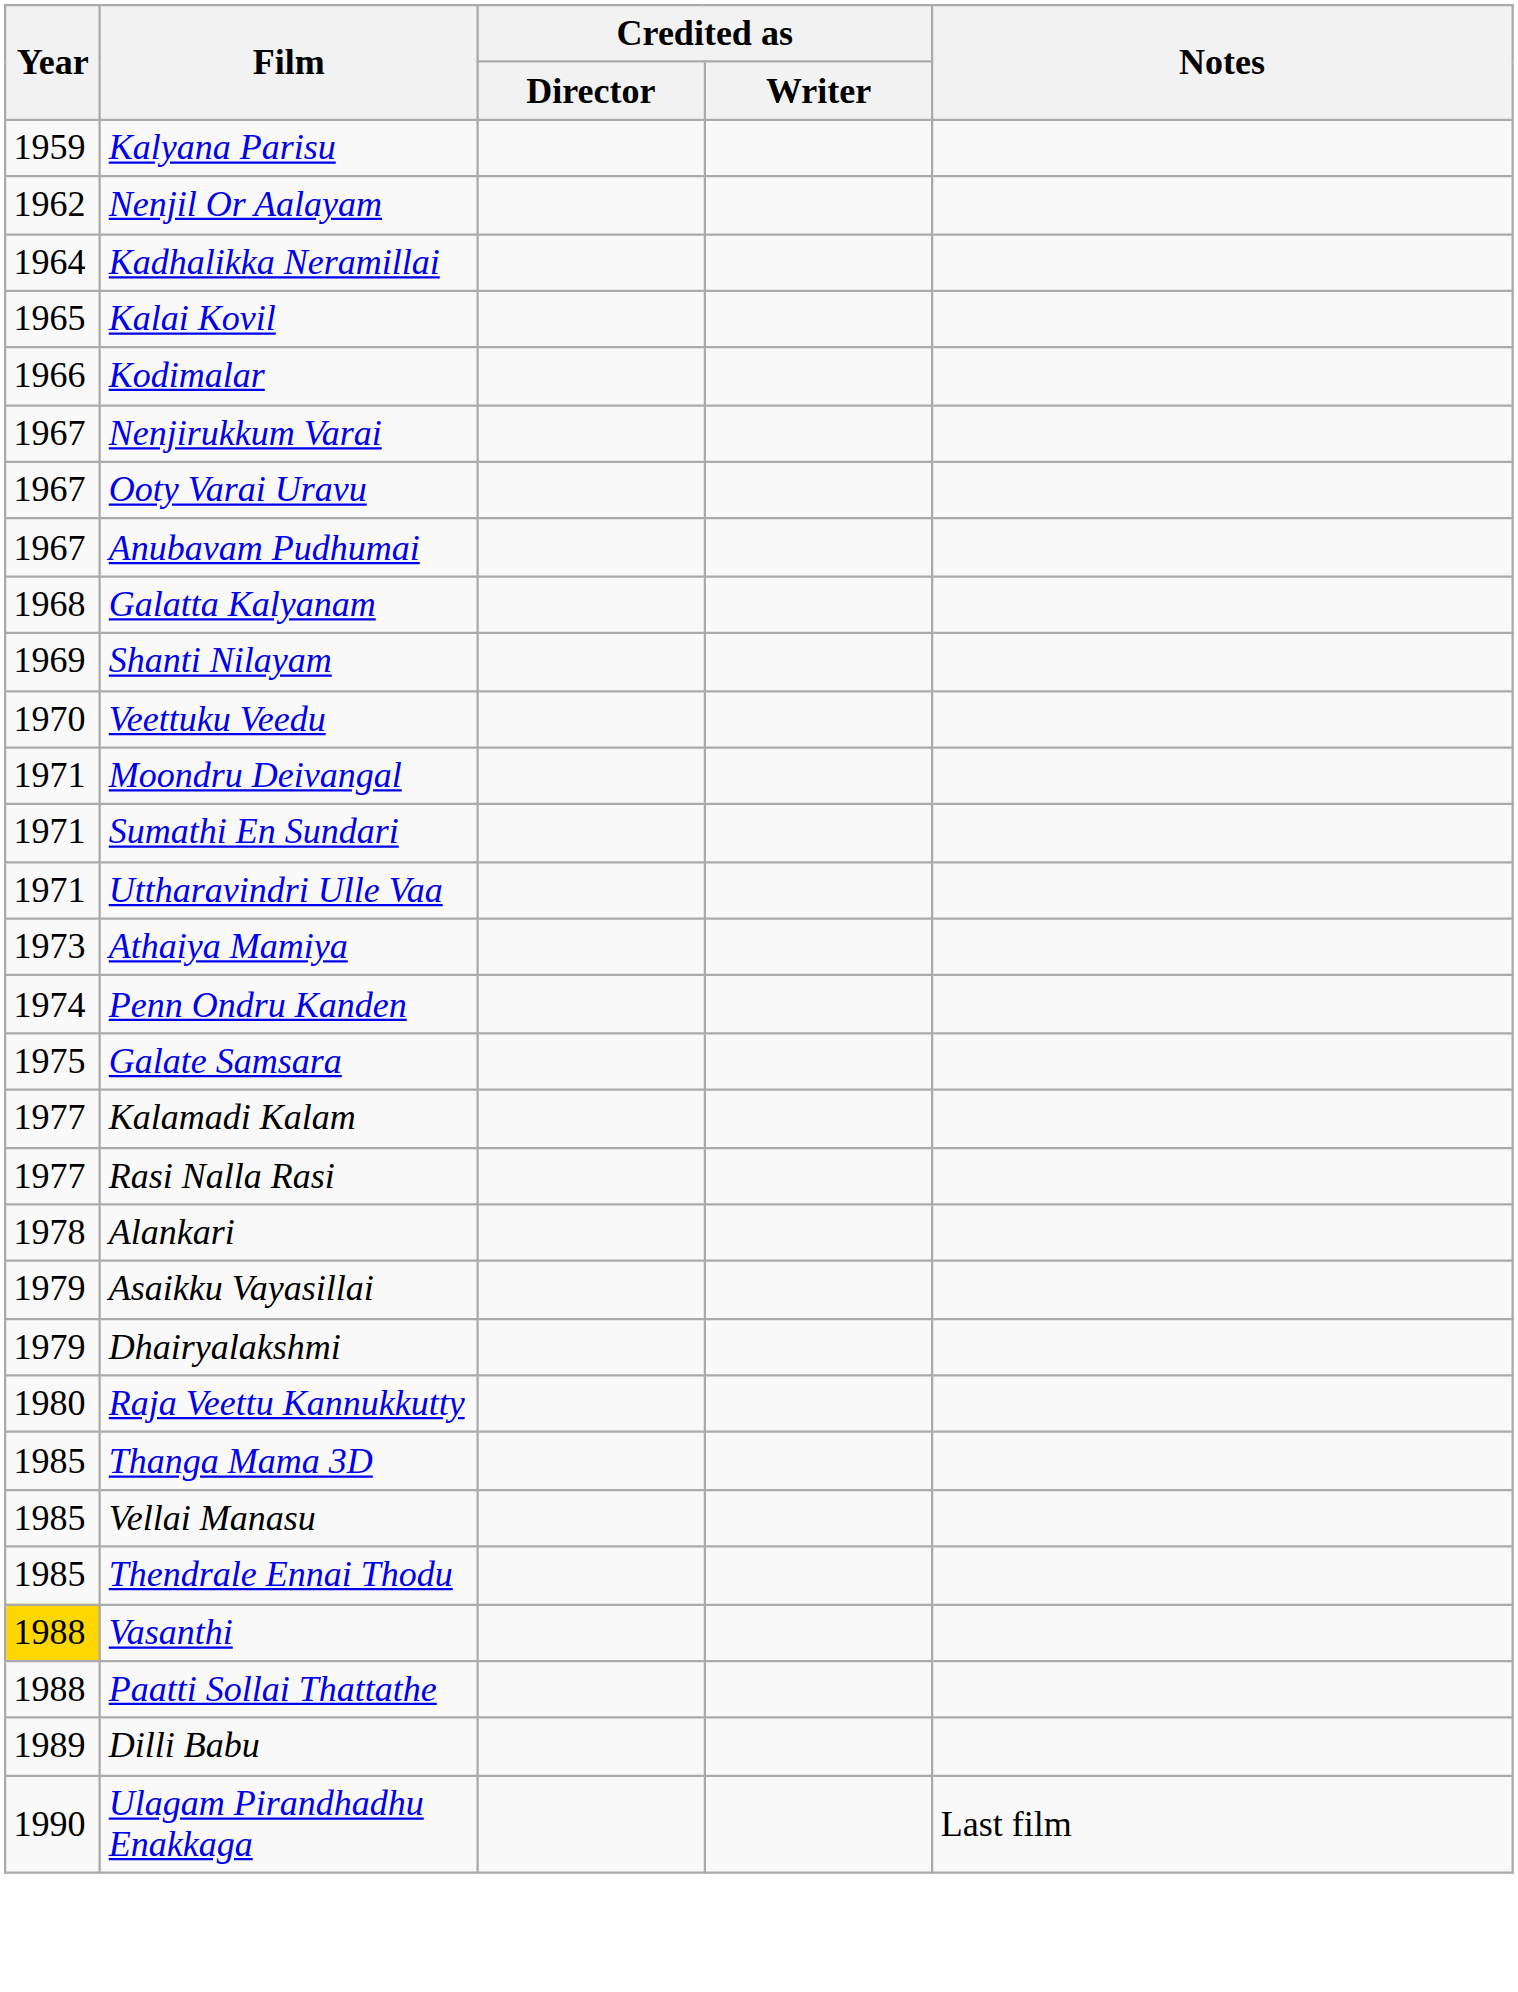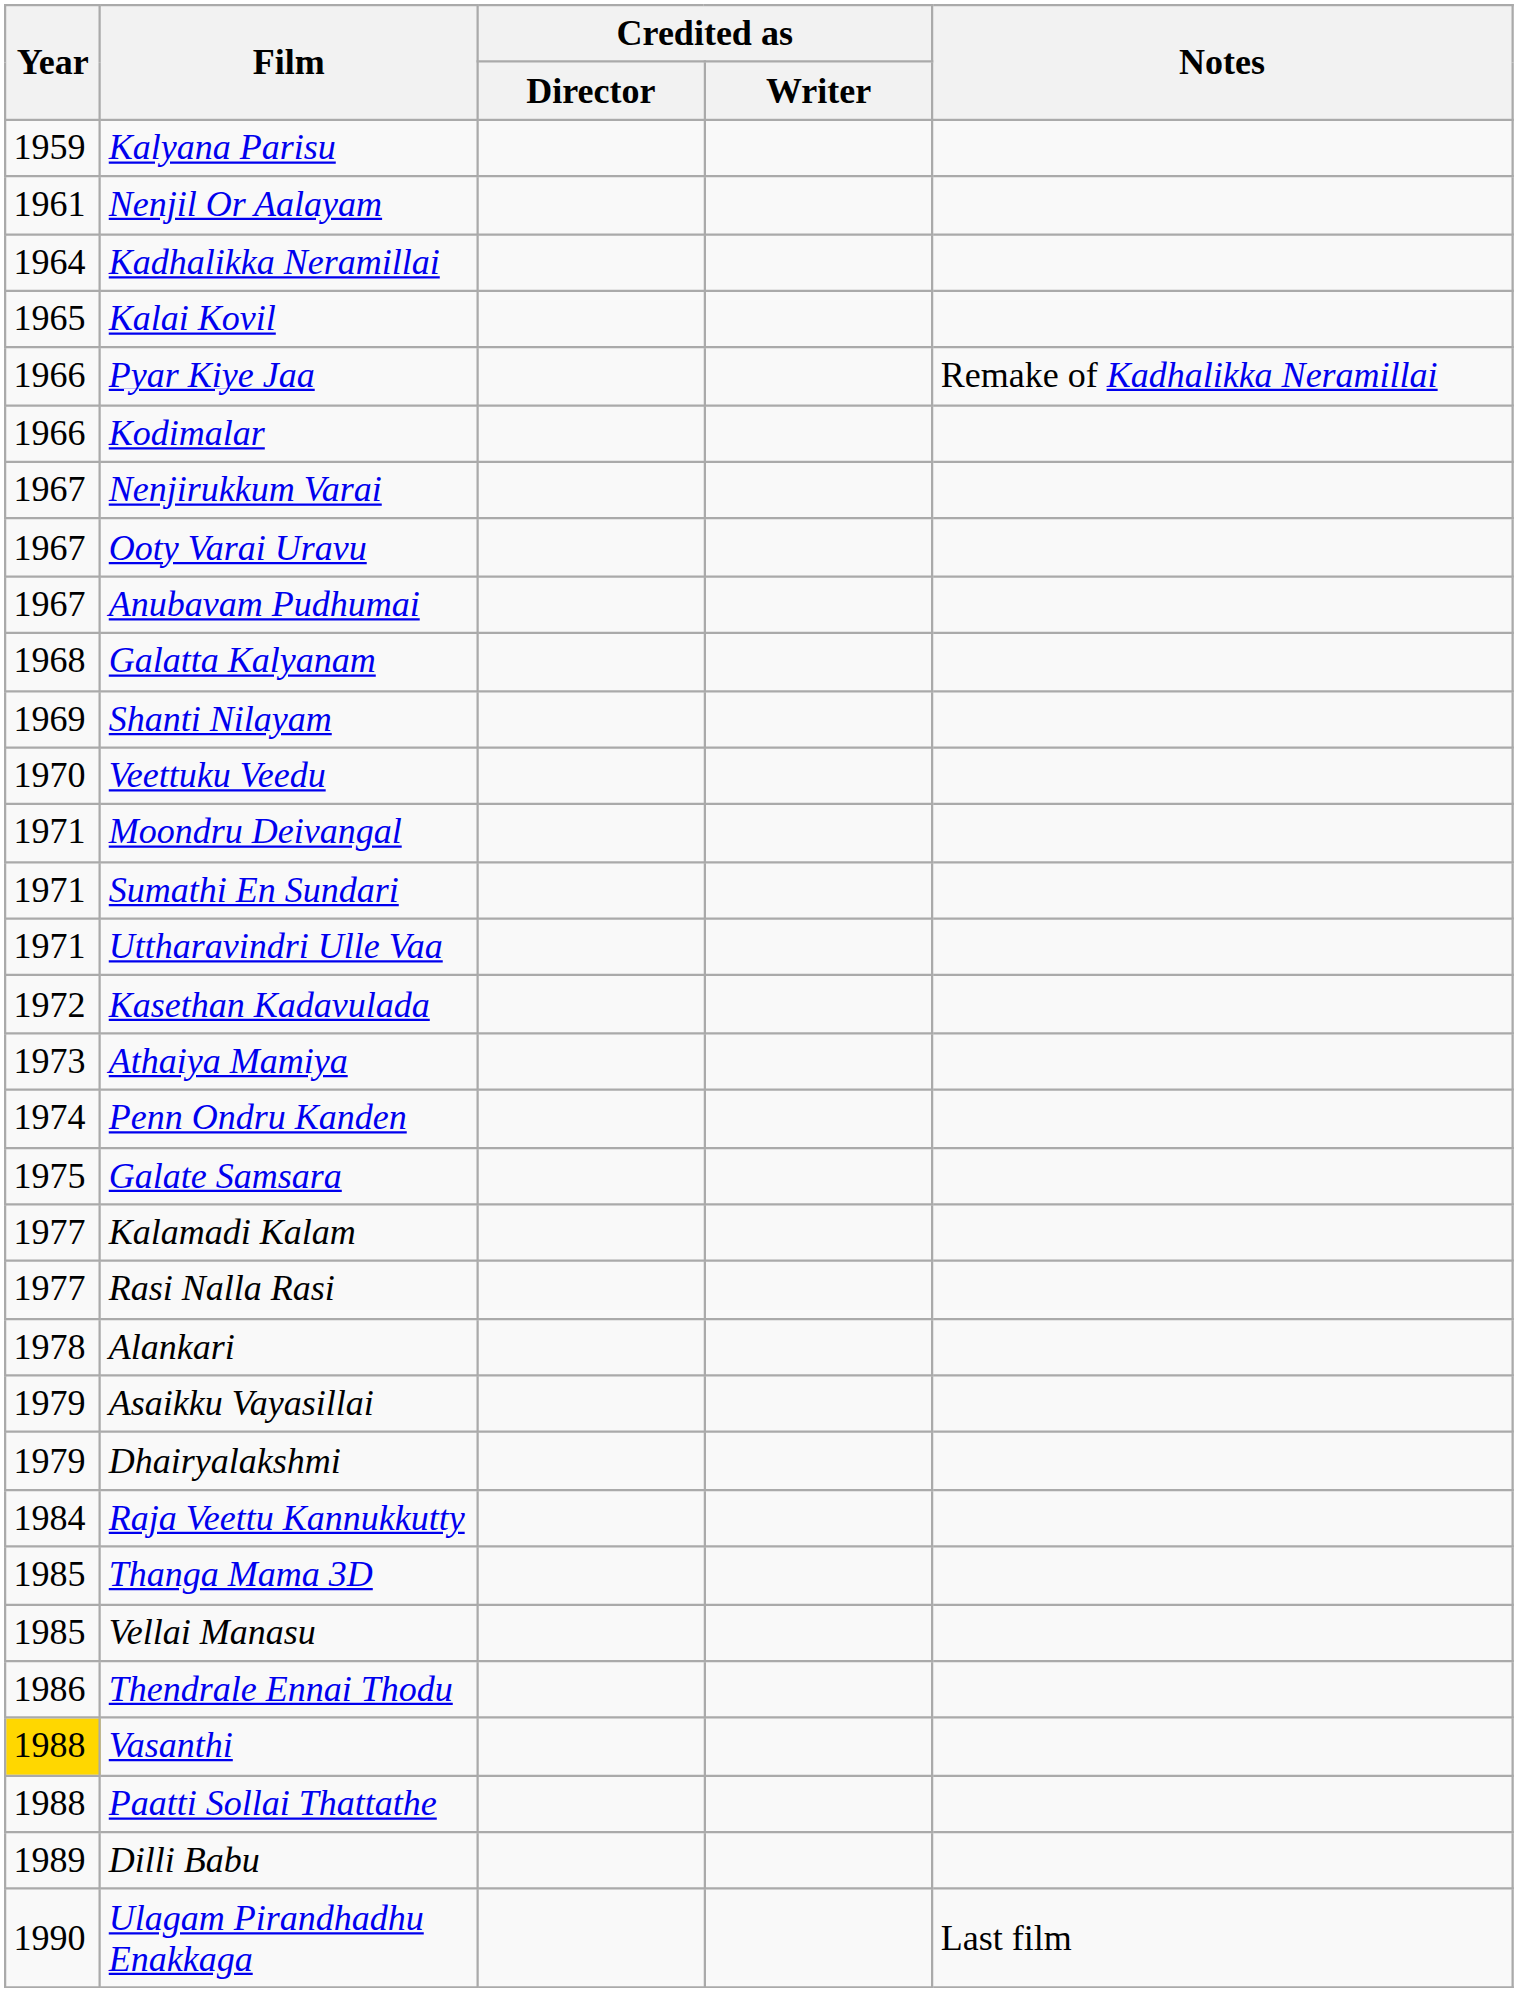(49, 204) 1962 -> (49, 204) 1961
+ row: (212, 375)
+ row: (269, 1003)
(49, 1403) 1980 -> (49, 1517) 1984
(49, 1574) 1985 -> (49, 1688) 1986
